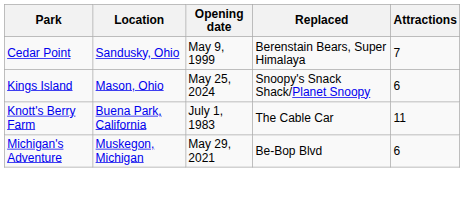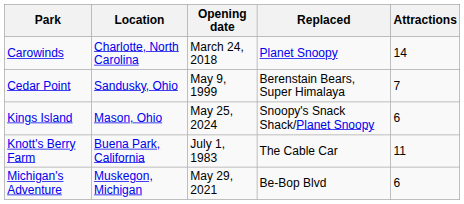+ row: (35, 53)
